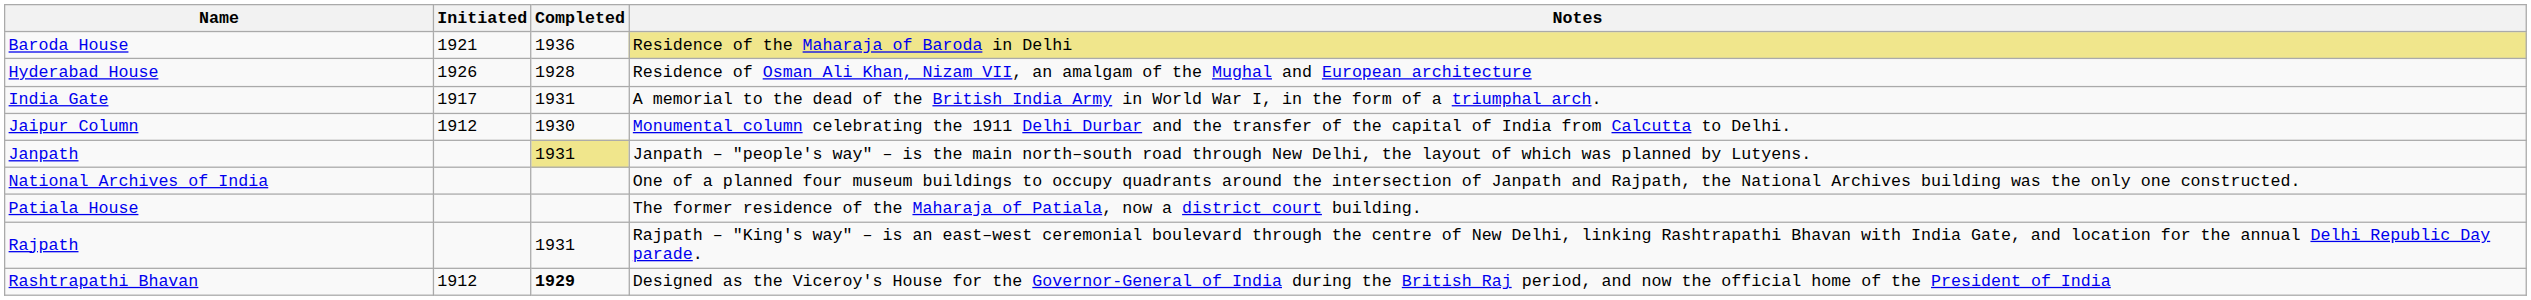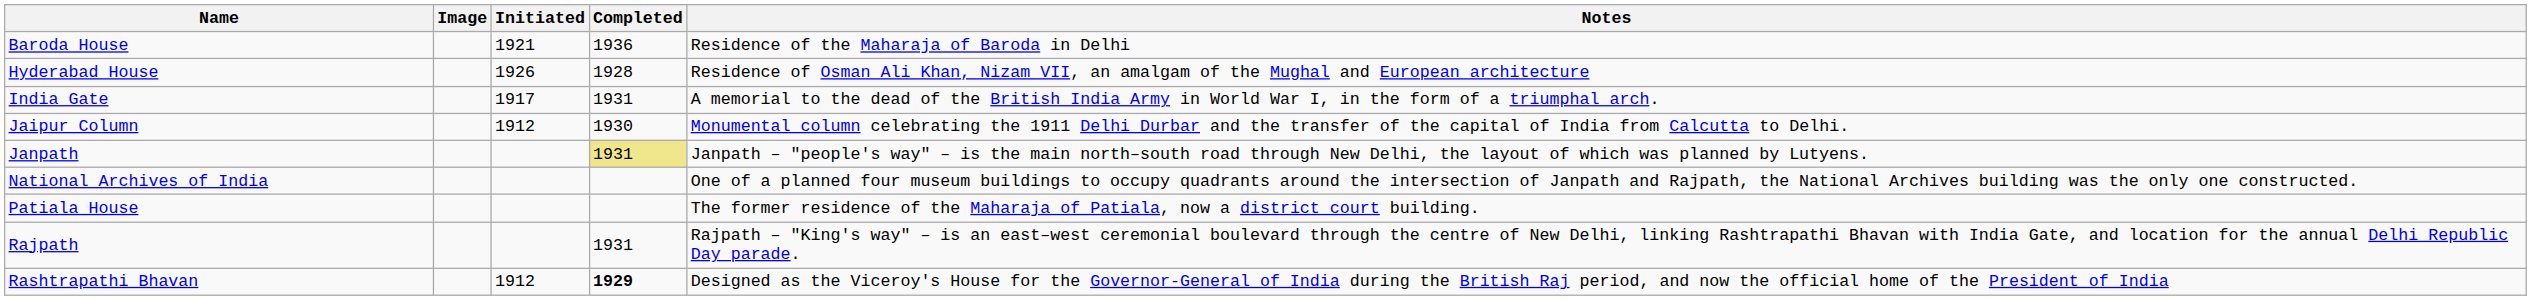+ column: (462, 18)
(853, 45) khaki background -> (910, 45) no background
